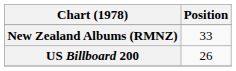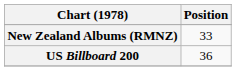(206, 55) 26 -> (206, 55) 36
